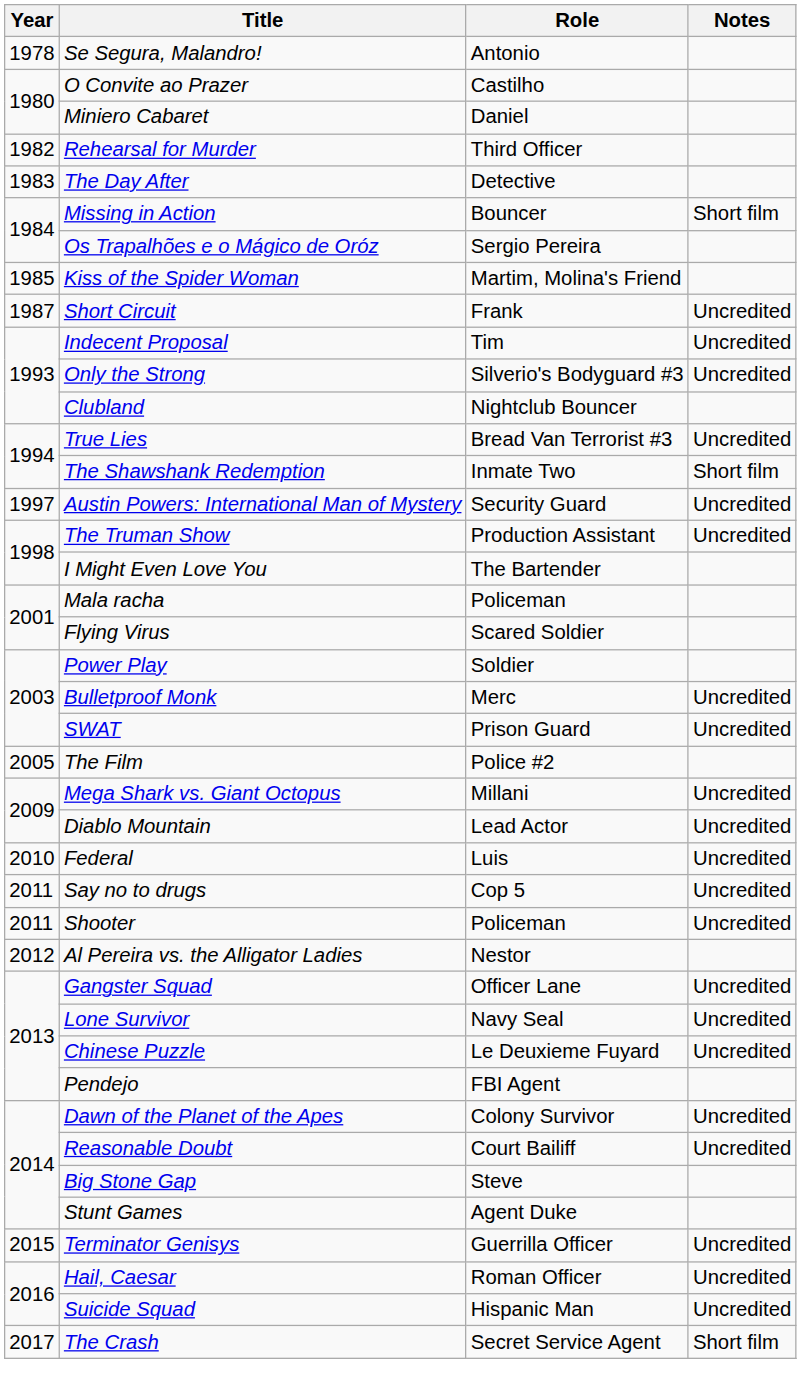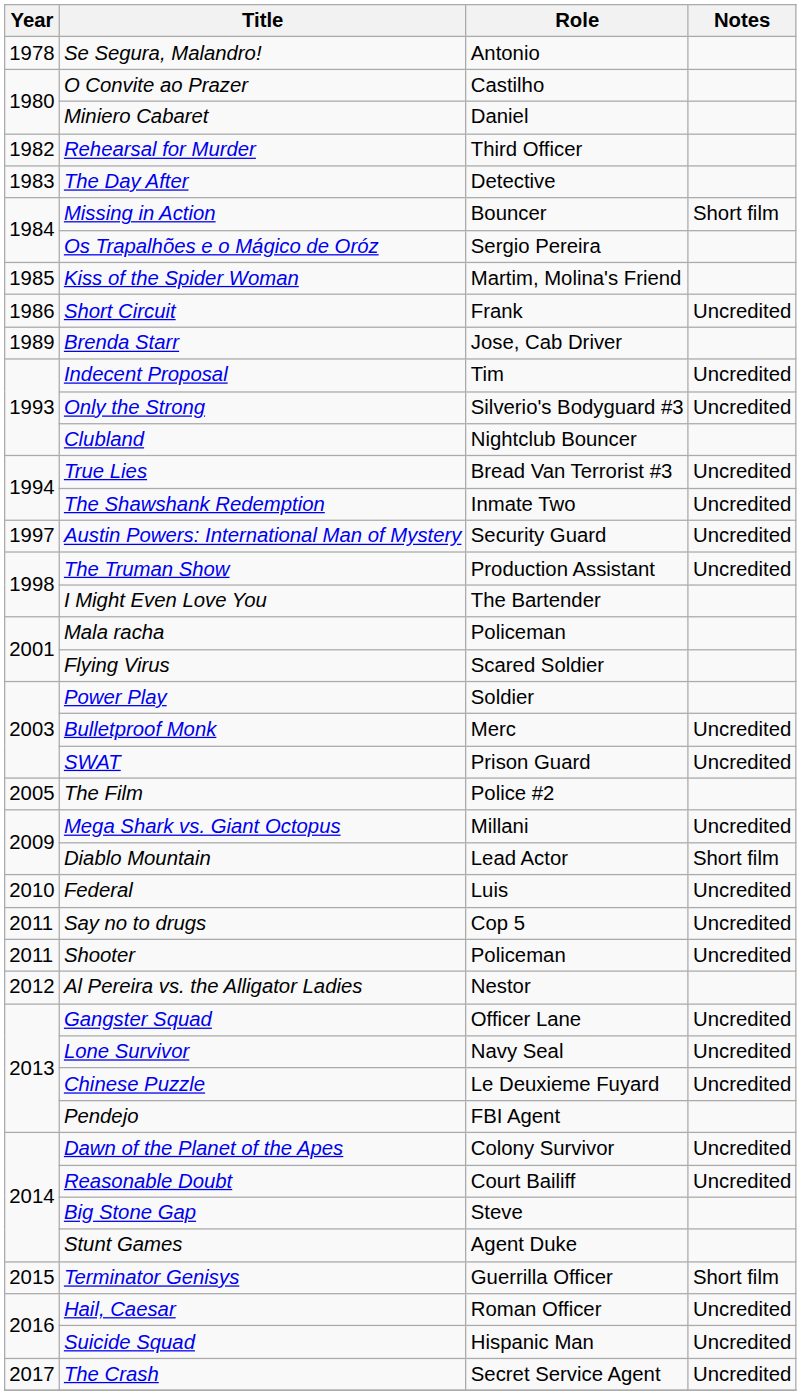(32, 310) 1987 -> (32, 310) 1986
+ row: (121, 342)
(736, 471) Short film -> (742, 504) Uncredited
(742, 826) Uncredited -> (736, 858) Short film
(742, 1245) Uncredited -> (736, 1277) Short film
(736, 1341) Short film -> (742, 1374) Uncredited
